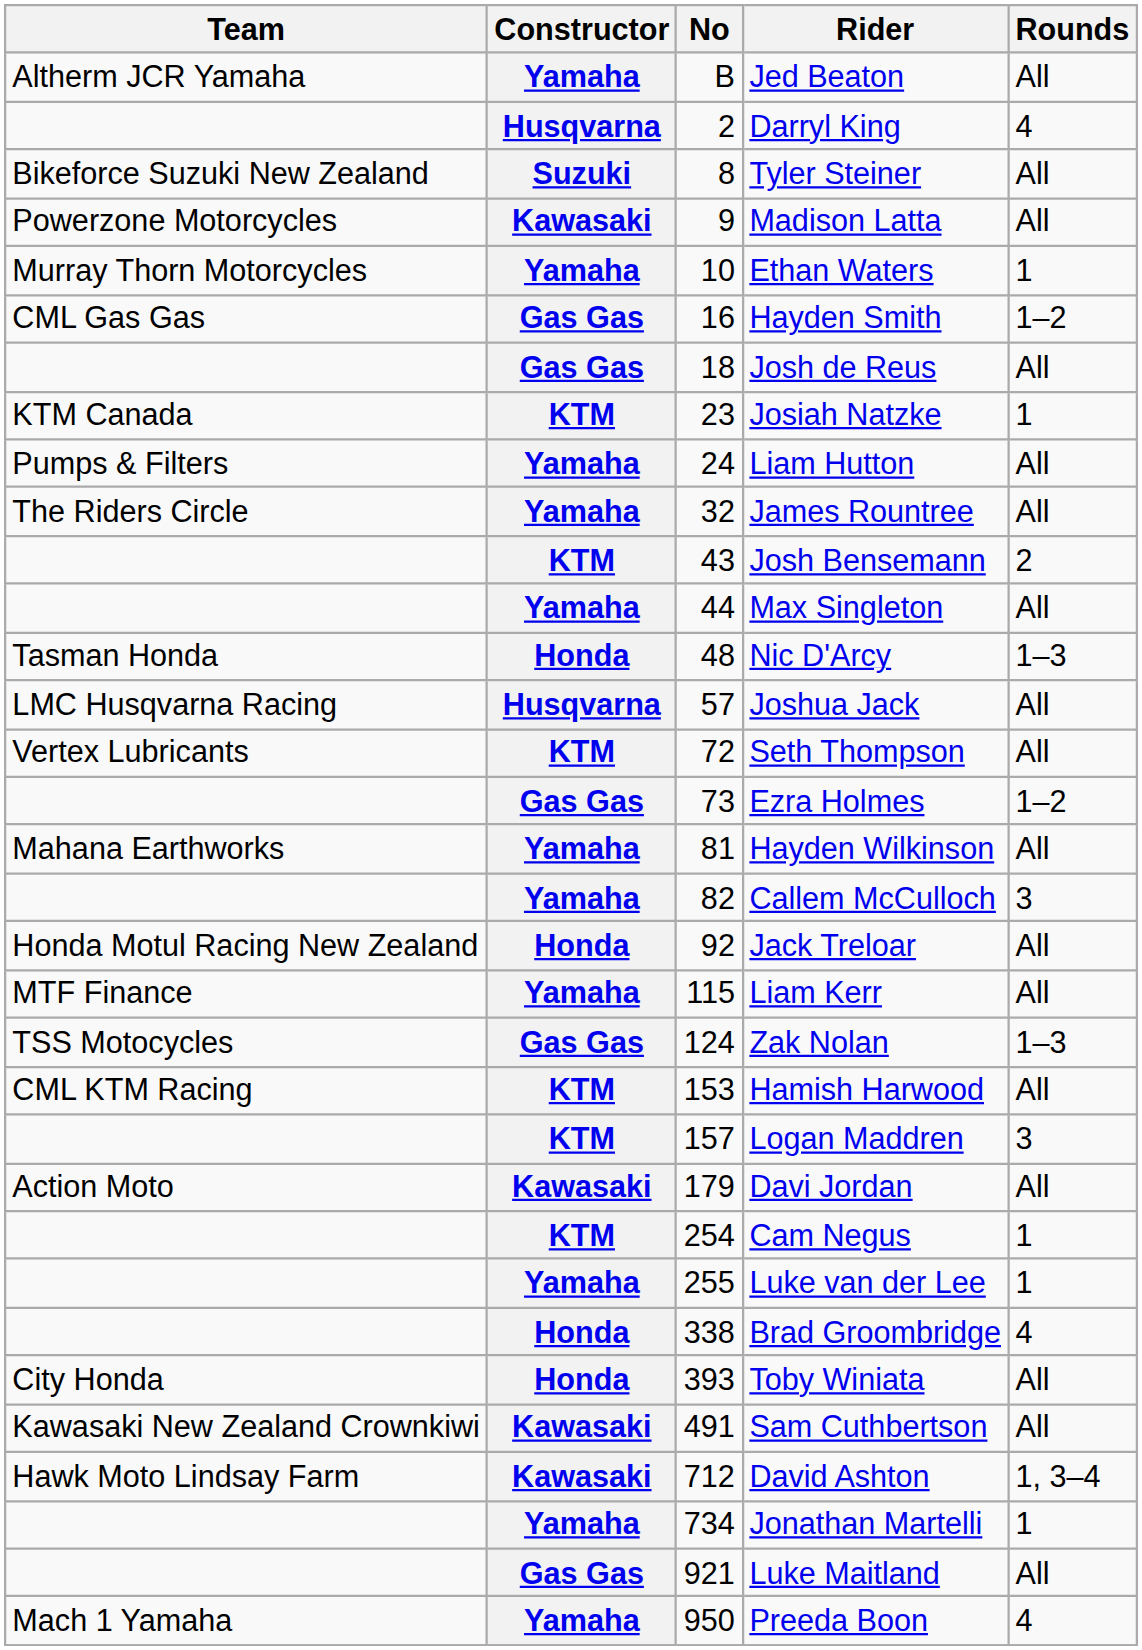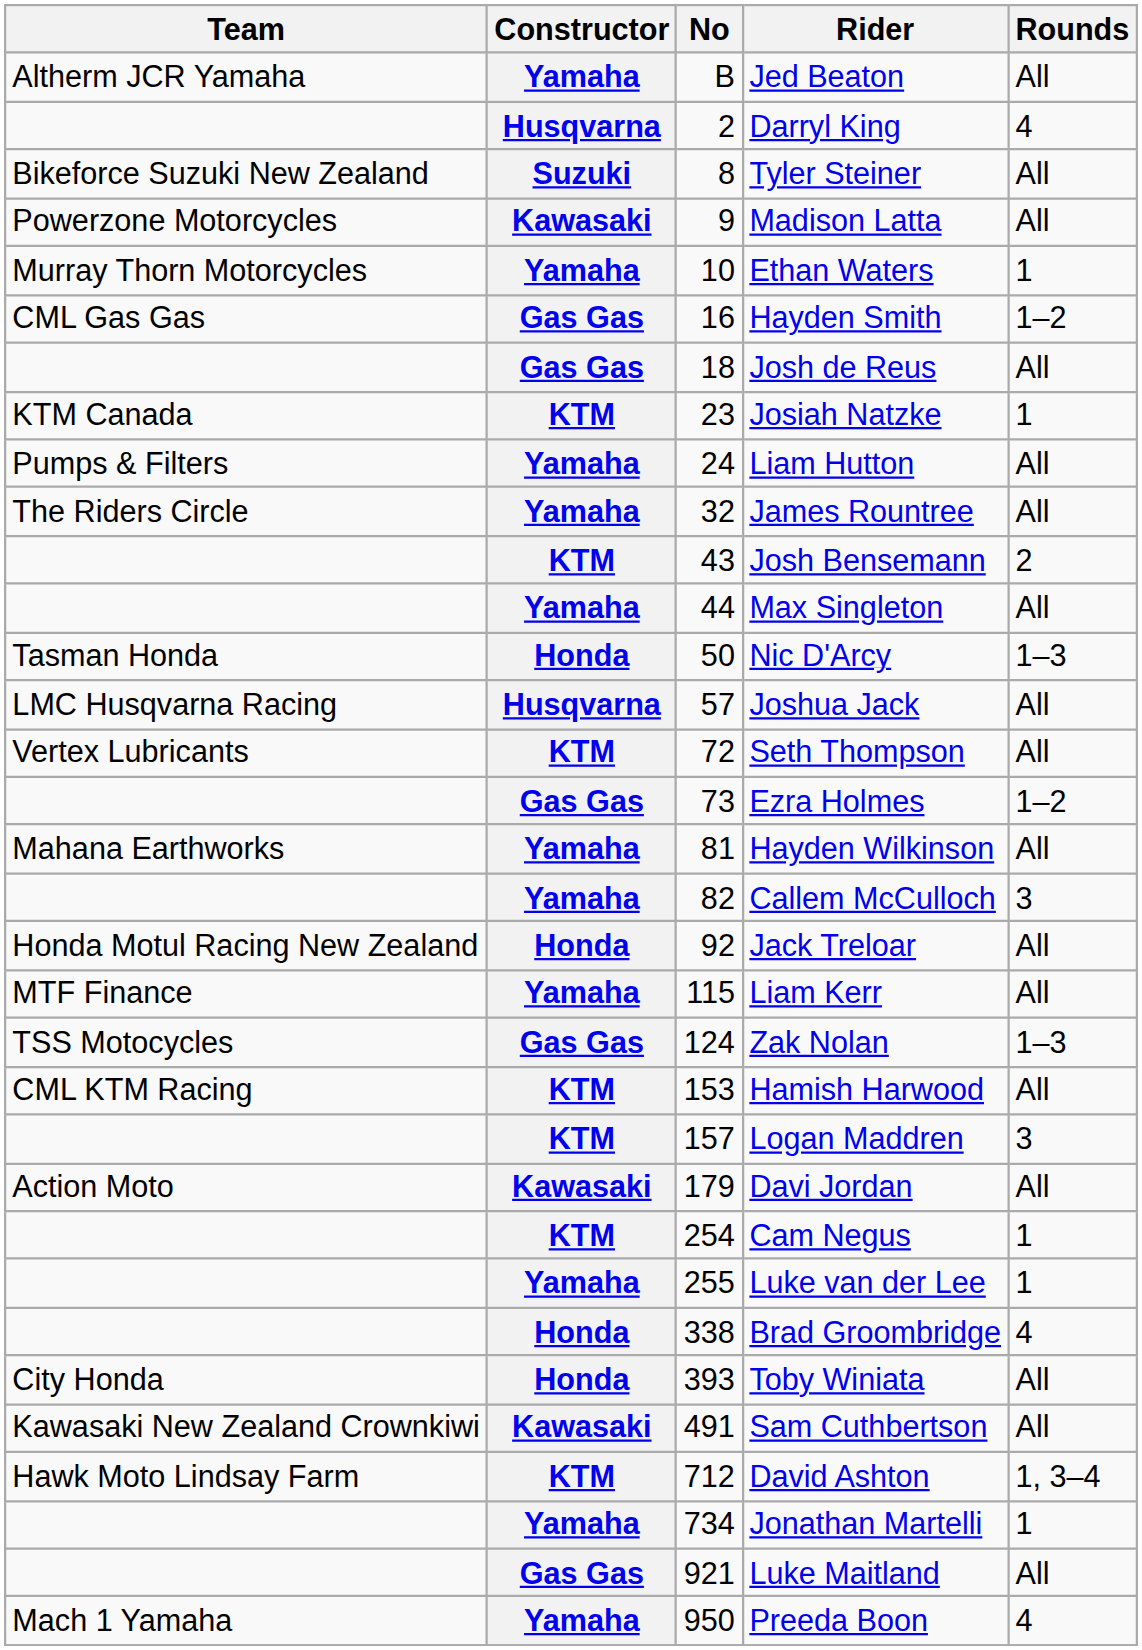(718, 656) 48 -> (718, 656) 50
(582, 1476) Kawasaki -> (582, 1476) KTM
